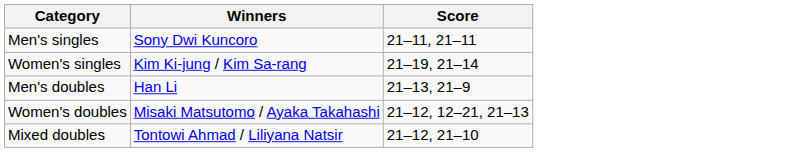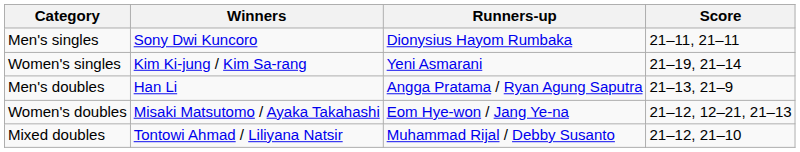+ column: (515, 16)
